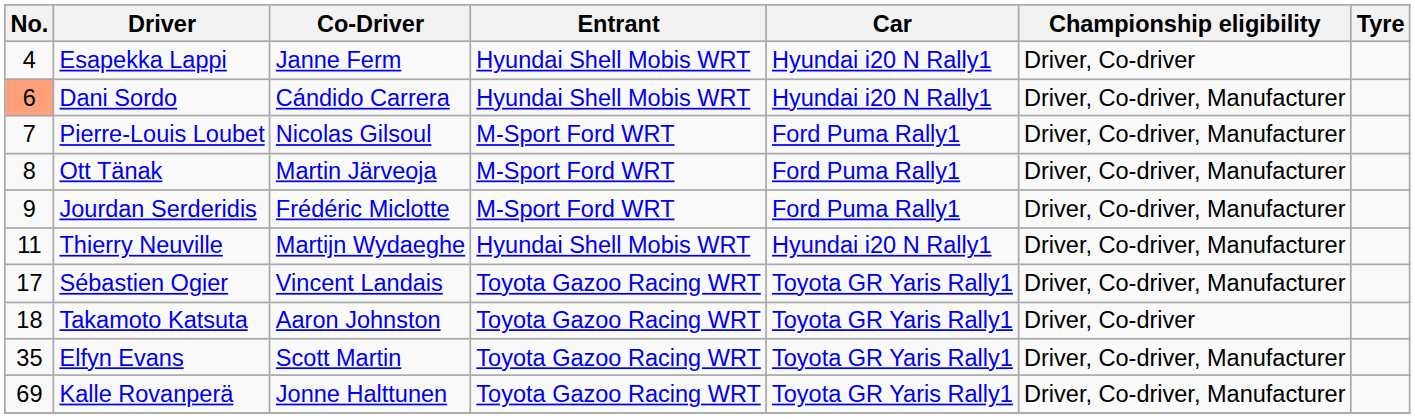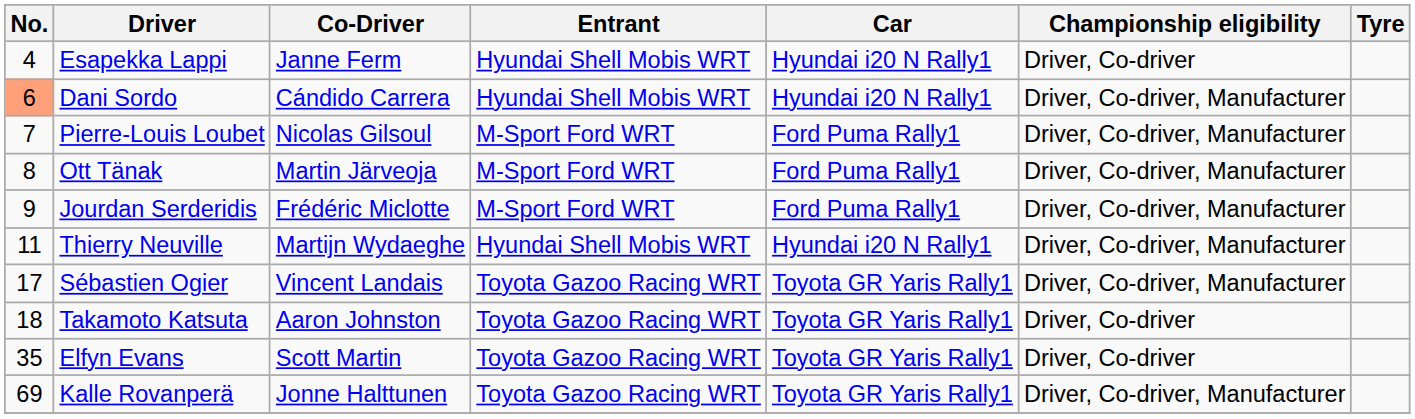(1185, 357) Driver, Co-driver, Manufacturer -> (1110, 357) Driver, Co-driver
